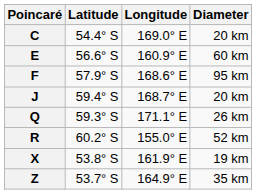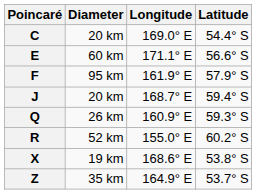columns swapped: (93, 14) <-> (221, 14)
(162, 55) 160.9° E -> (167, 55) 171.1° E
(162, 76) 168.6° E -> (167, 76) 161.9° E
(162, 117) 171.1° E -> (167, 117) 160.9° E
(162, 158) 161.9° E -> (167, 158) 168.6° E
